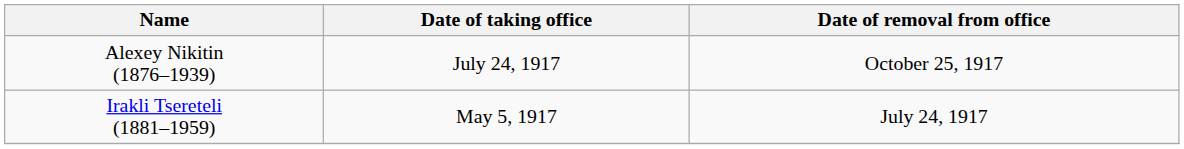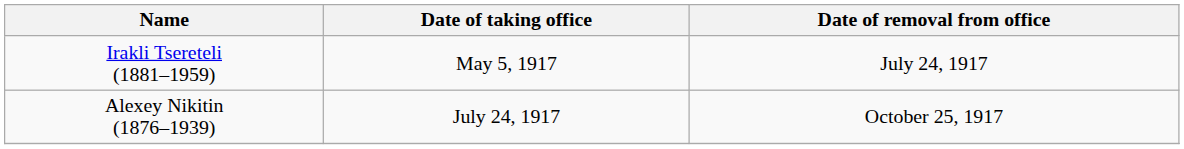rows swapped: (164, 116) <-> (164, 62)
